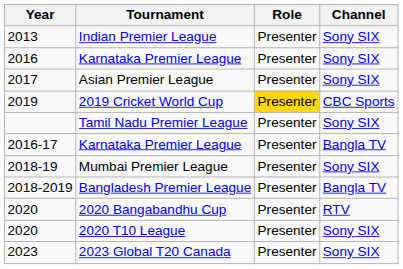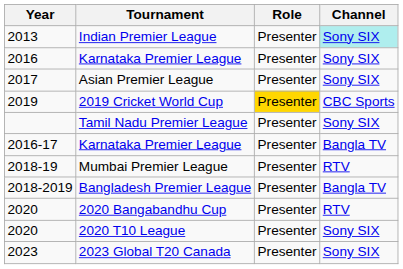(351, 36) no background -> (351, 36) paleturquoise background
(351, 166) Sony SIX -> (336, 166) RTV
